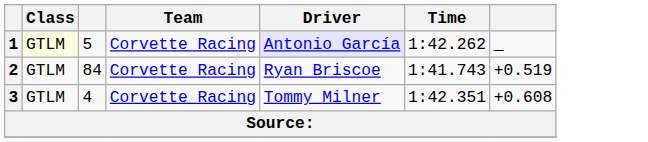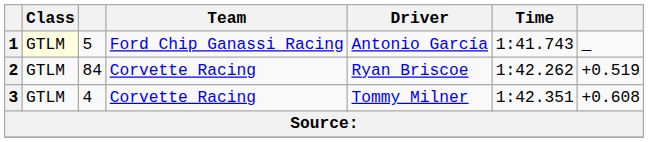(183, 44) Corvette Racing -> (227, 44) Ford Chip Ganassi Racing
(332, 44) lavender background -> (420, 44) no background
(447, 44) 1:42.262 -> (535, 44) 1:41.743
(447, 71) 1:41.743 -> (535, 71) 1:42.262
